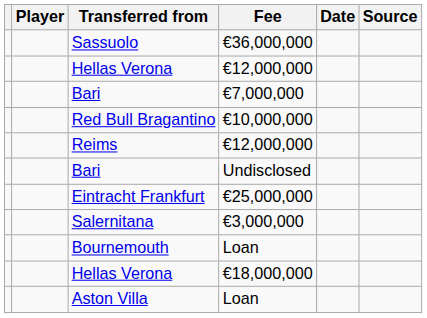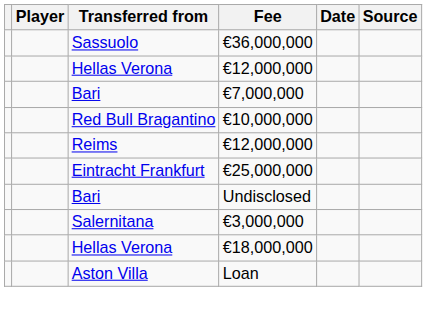rows swapped: (86, 171) <-> (138, 196)
- row: (120, 247)
